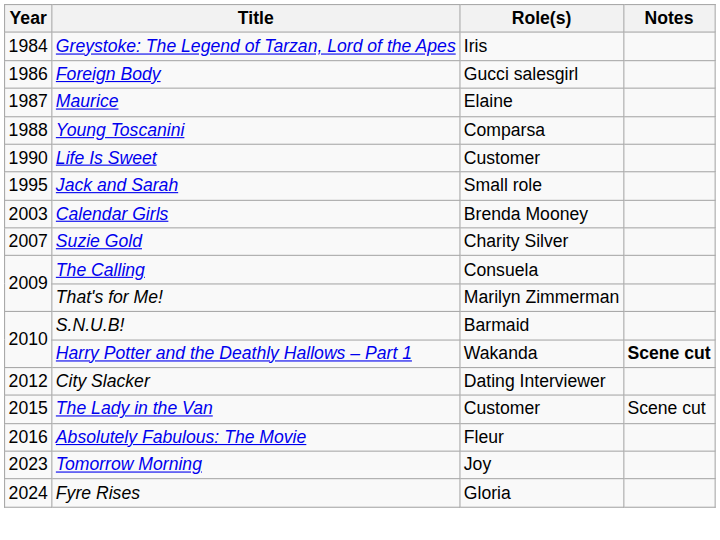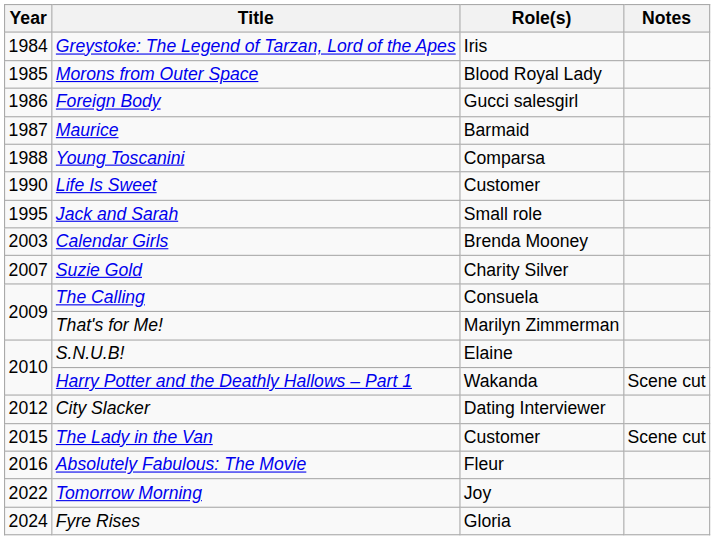+ row: (157, 74)
(488, 102) Elaine -> (497, 130) Barmaid
(497, 325) Barmaid -> (488, 353) Elaine
(669, 353) bold -> (667, 381) normal
(28, 465) 2023 -> (28, 492) 2022
